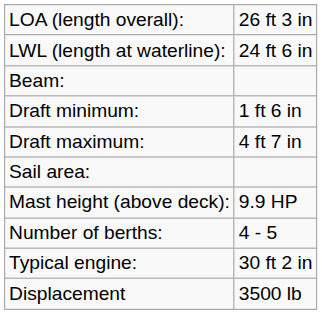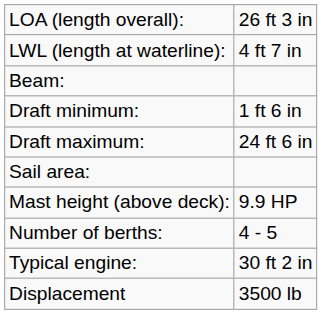(276, 50) 24 ft 6 in -> (270, 50) 4 ft 7 in
(270, 141) 4 ft 7 in -> (276, 141) 24 ft 6 in
